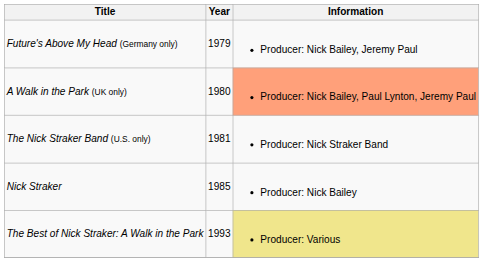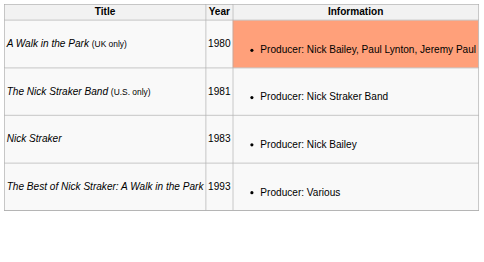- row: (92, 44)
(219, 186) 1985 -> (219, 139) 1983
(356, 240) khaki background -> (356, 192) no background
